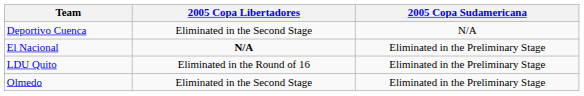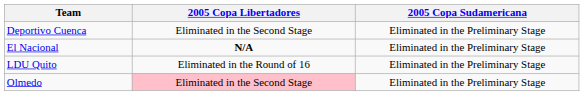(467, 30) N/A -> (467, 30) Eliminated in the Preliminary Stage
(244, 82) no background -> (244, 82) pink background
